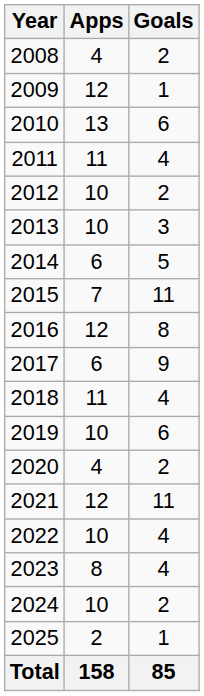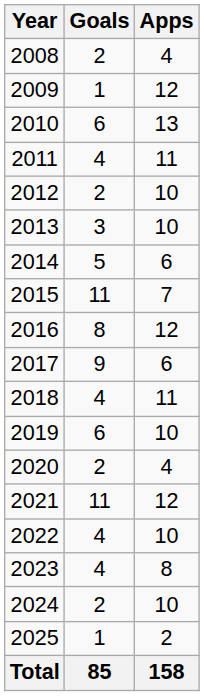columns swapped: (97, 21) <-> (164, 21)
